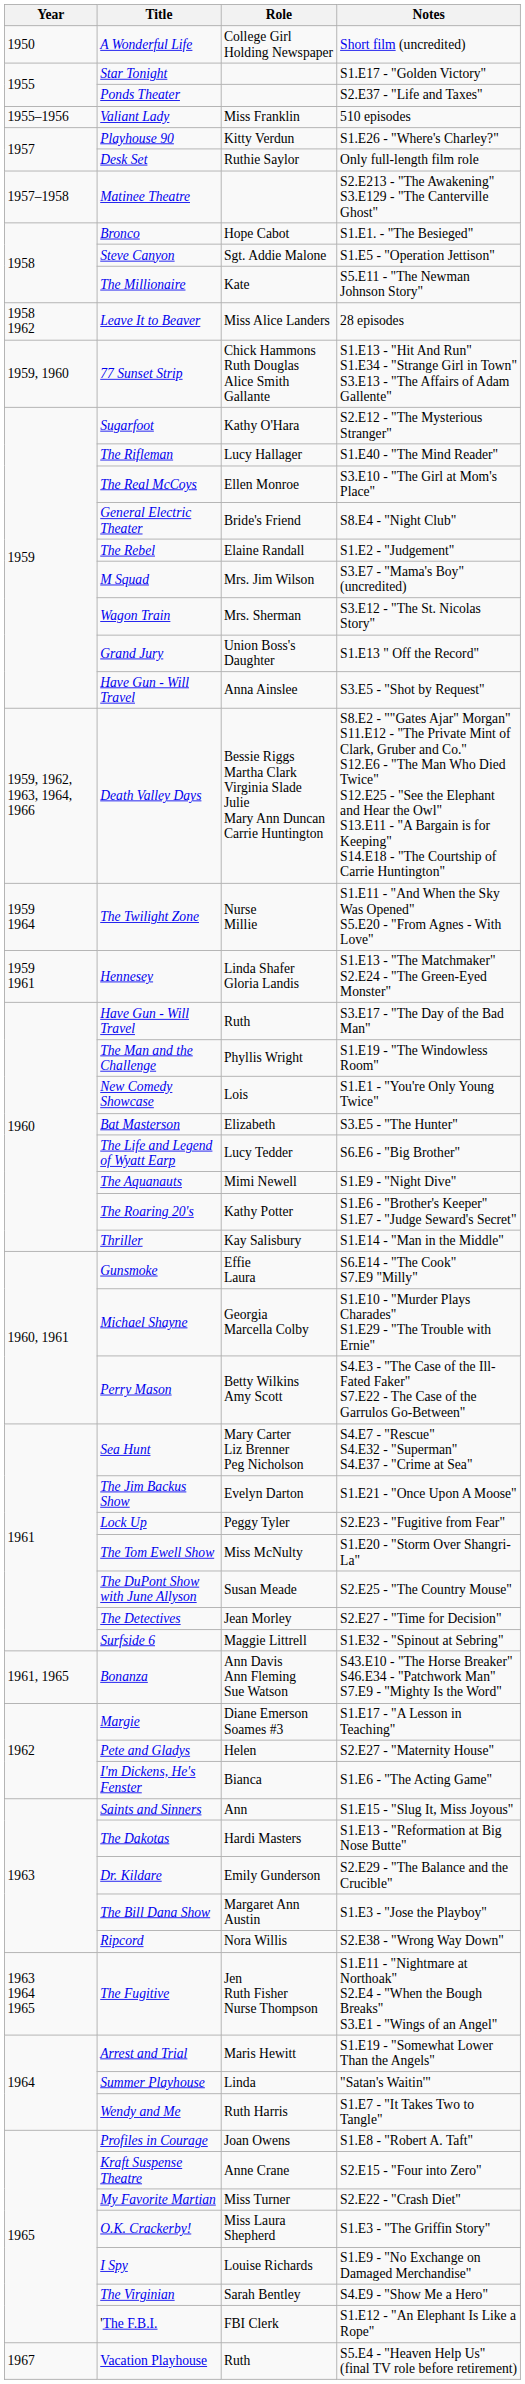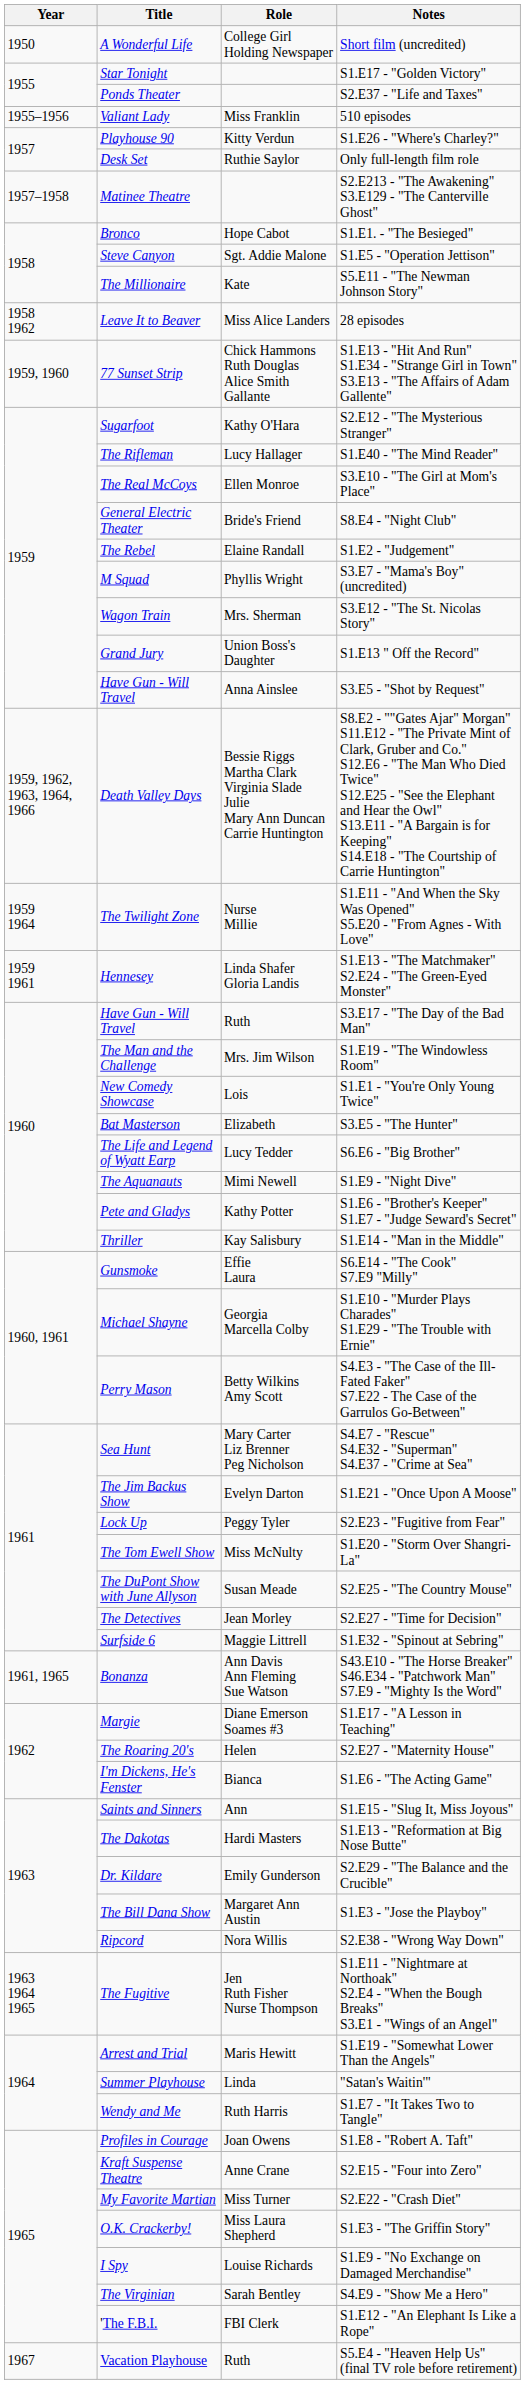(269, 579) Mrs. Jim Wilson -> (263, 579) Phyllis Wright
(263, 1058) Phyllis Wright -> (269, 1058) Mrs. Jim Wilson
(147, 1211) The Roaring 20's -> (145, 1211) Pete and Gladys
(145, 1750) Pete and Gladys -> (147, 1750) The Roaring 20's
